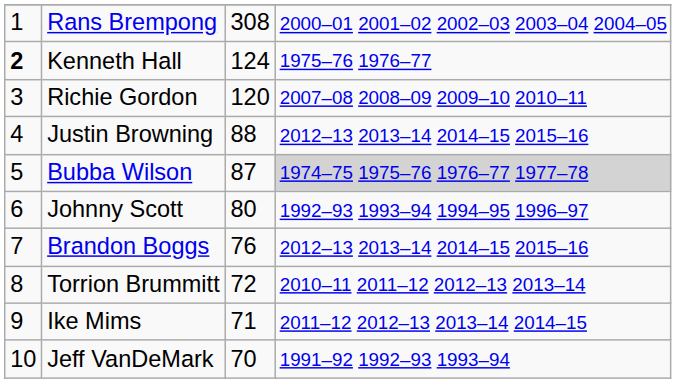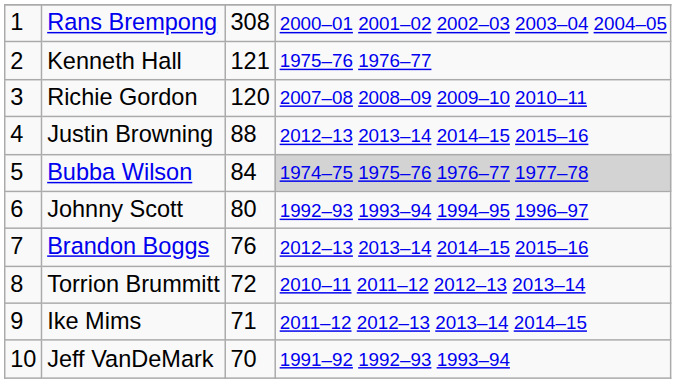(17, 60) bold -> (17, 60) normal
(250, 60) 124 -> (250, 60) 121
(244, 172) 87 -> (244, 172) 84
